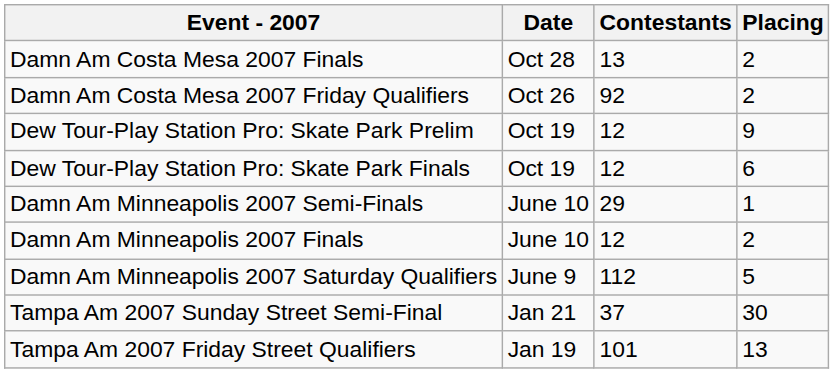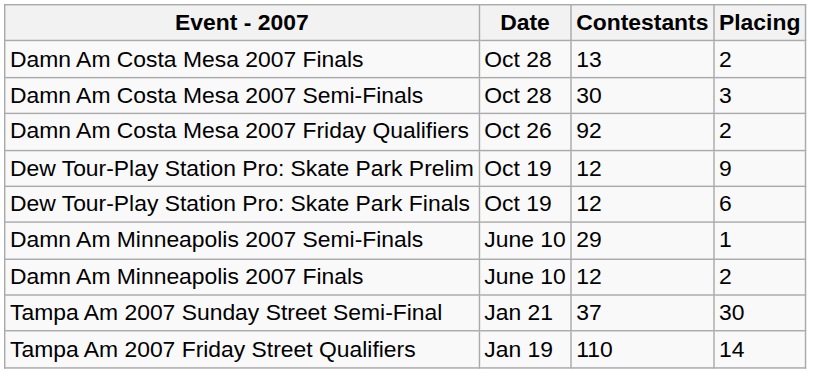+ row: (217, 95)
- row: (254, 276)
(619, 349) 101 -> (594, 349) 110
(755, 349) 13 -> (732, 349) 14
